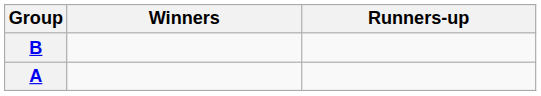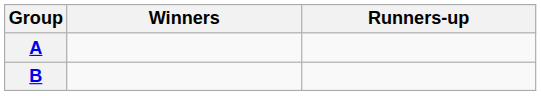rows swapped: (36, 76) <-> (36, 47)
